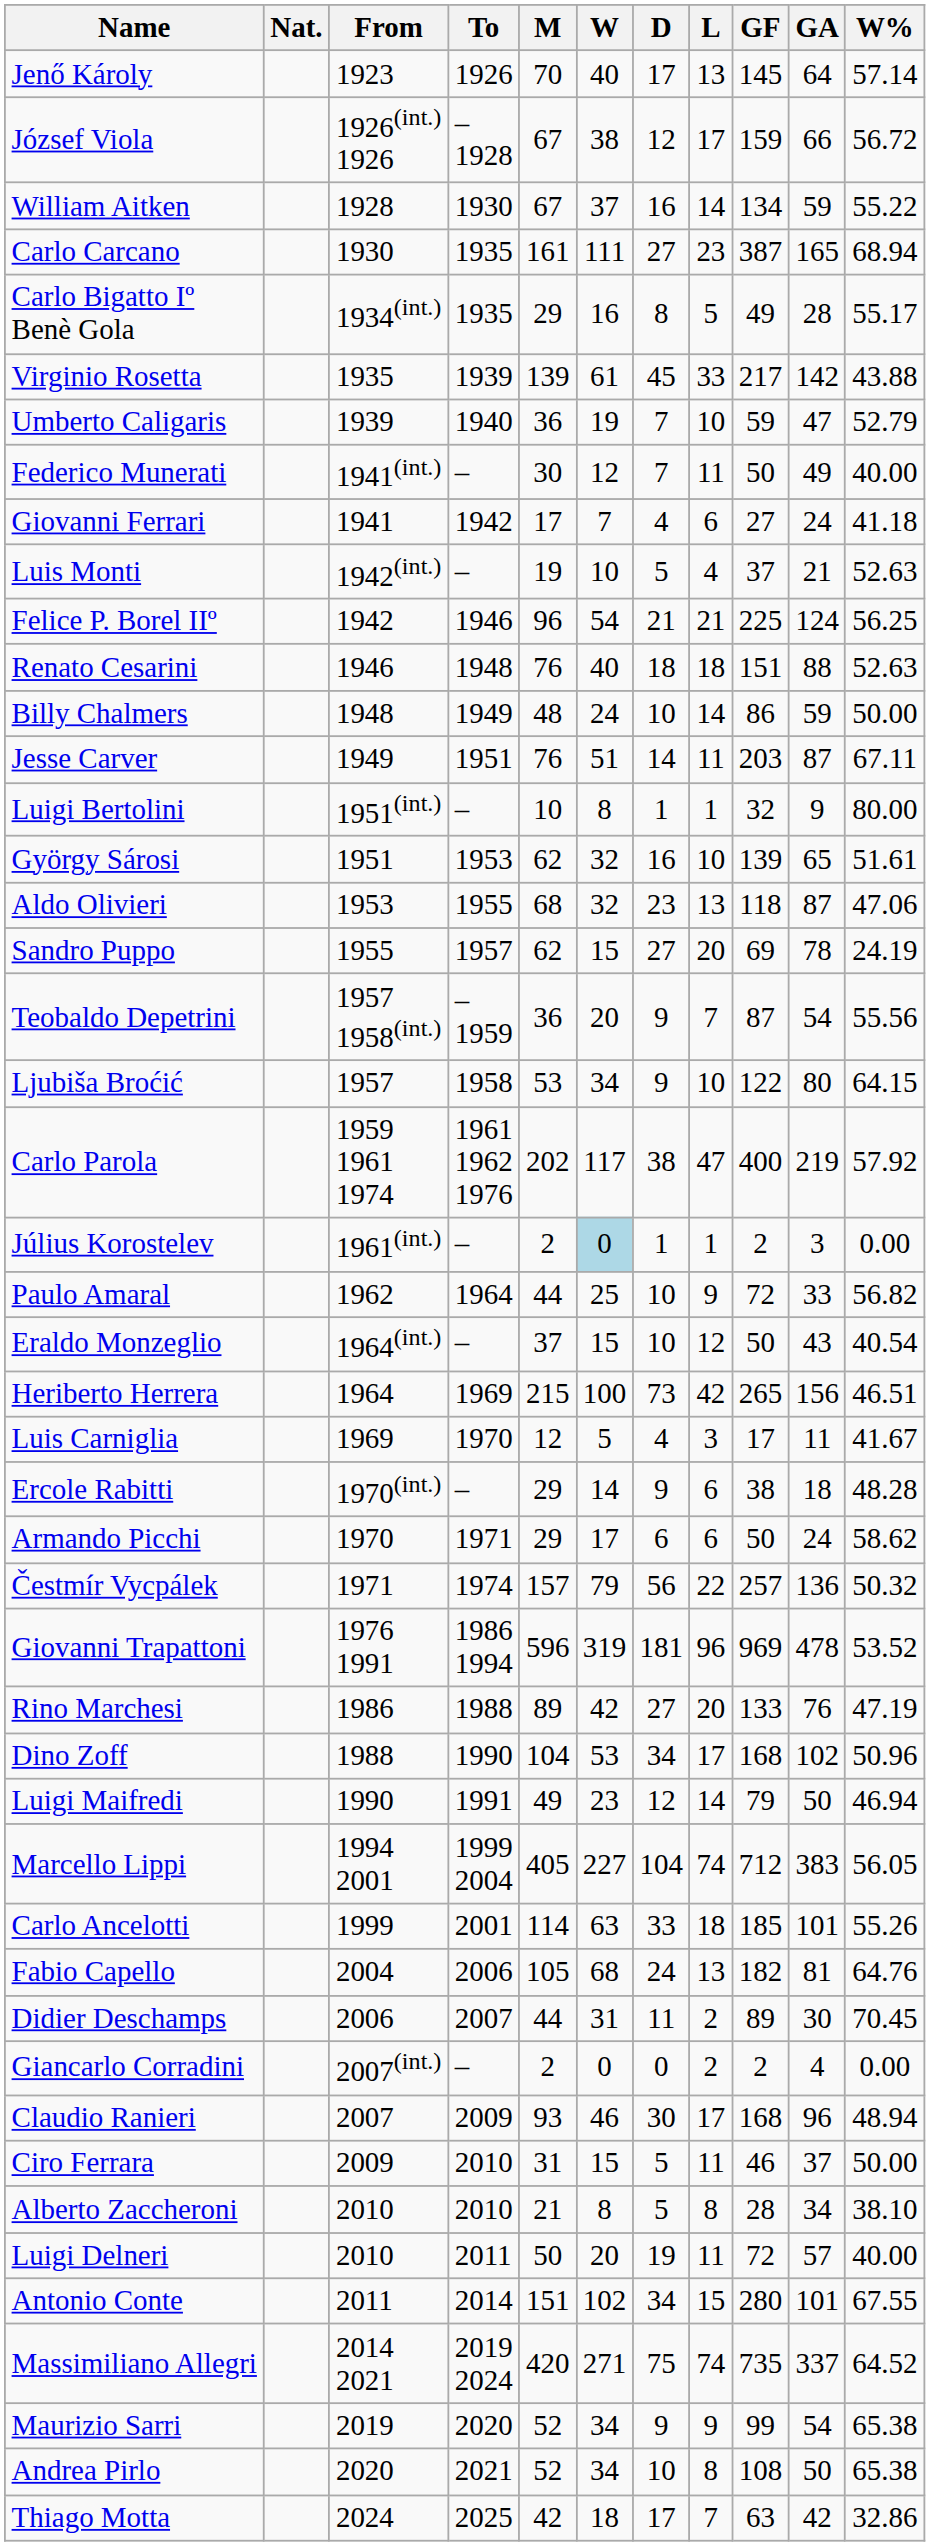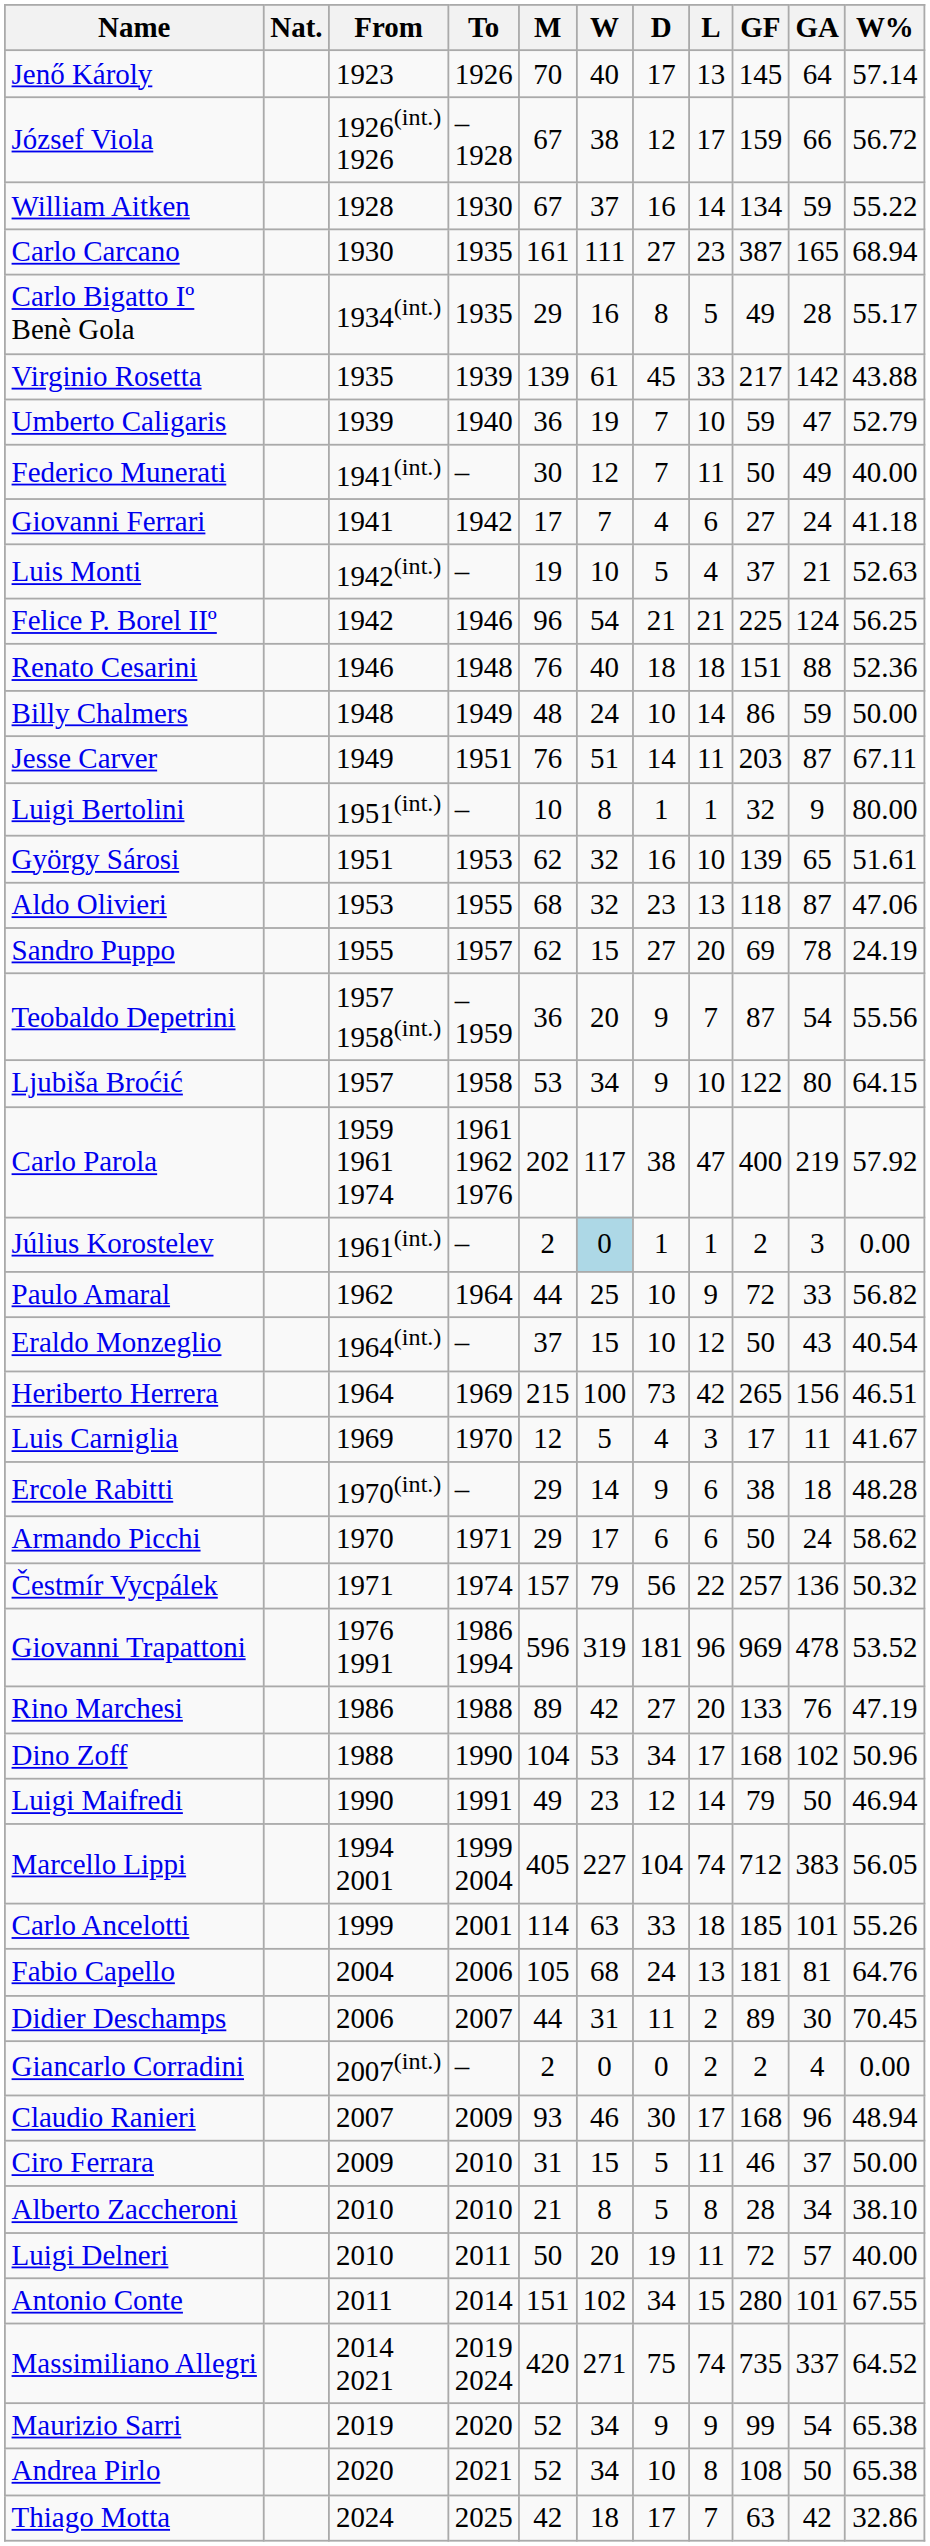(885, 667) 52.63 -> (885, 667) 52.36
(760, 1971) 182 -> (760, 1971) 181
